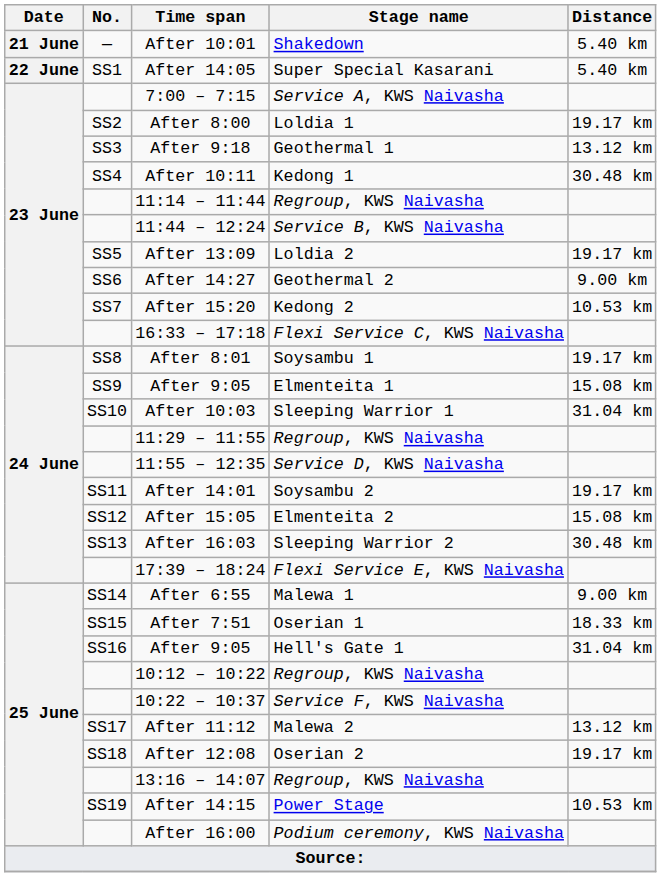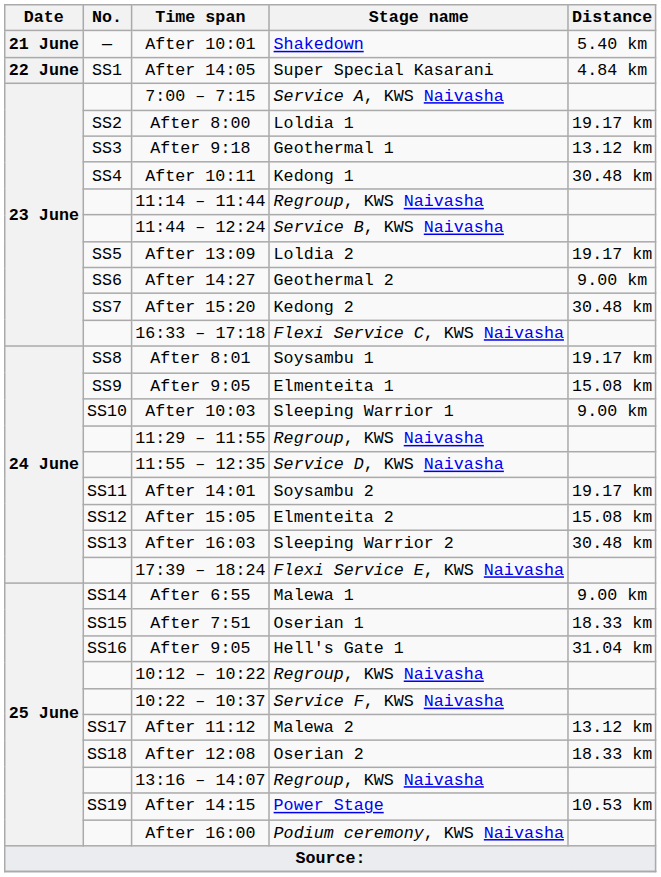(612, 71) 5.40 km -> (612, 71) 4.84 km
(612, 307) 10.53 km -> (612, 307) 30.48 km
(612, 412) 31.04 km -> (612, 412) 9.00 km
(612, 754) 19.17 km -> (612, 754) 18.33 km
